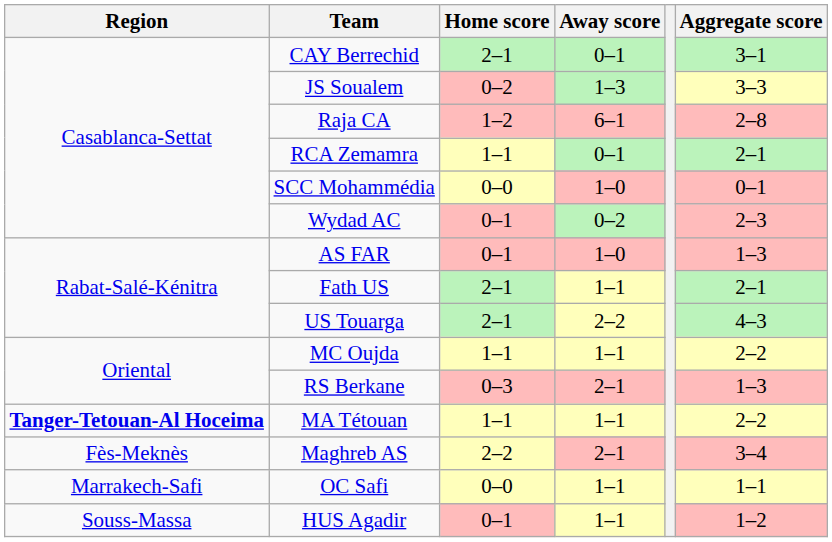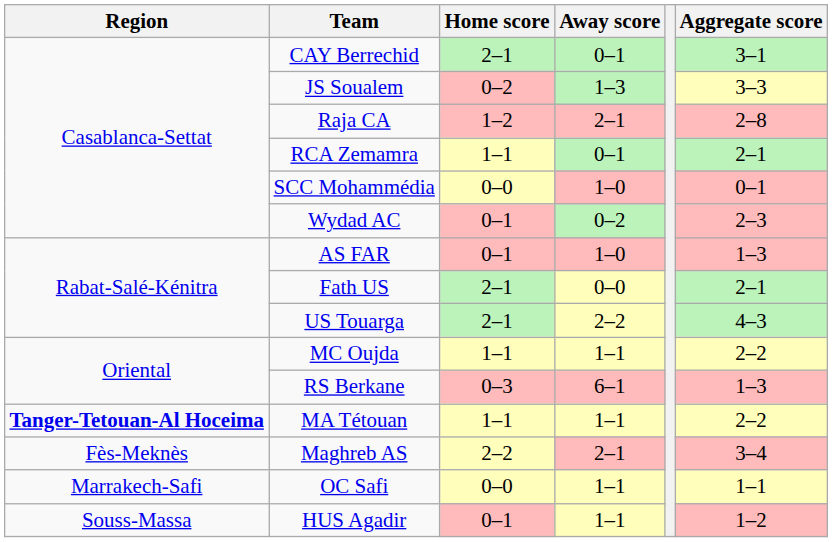(610, 120) 6–1 -> (610, 120) 2–1
(610, 287) 1–1 -> (610, 287) 0–0
(610, 386) 2–1 -> (610, 386) 6–1
